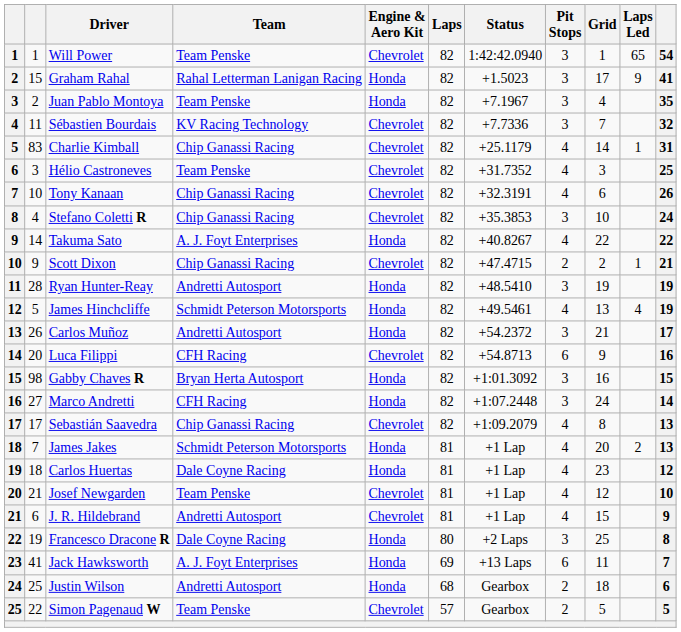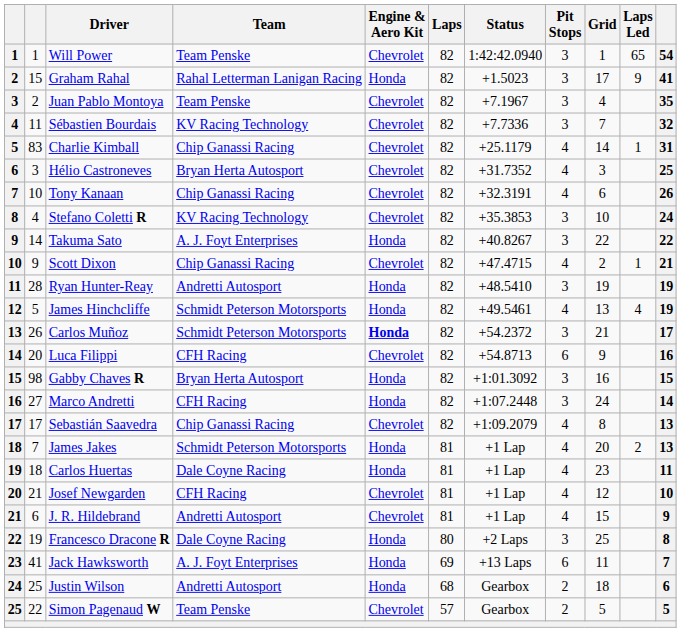(387, 101) Honda -> (396, 101) Chevrolet
(213, 171) Team Penske -> (240, 171) Bryan Herta Autosport
(235, 217) Chip Ganassi Racing -> (242, 217) KV Racing Technology
(565, 240) 4 -> (565, 240) 3
(565, 263) 2 -> (565, 263) 4
(229, 332) Andretti Autosport -> (261, 332) Schmidt Peterson Motorsports
(387, 332) normal -> (389, 332) bold
(666, 470) 12 -> (666, 470) 11
(213, 493) Team Penske -> (211, 493) CFH Racing
